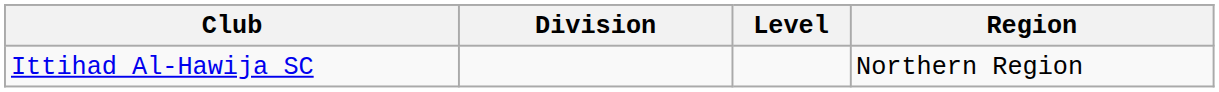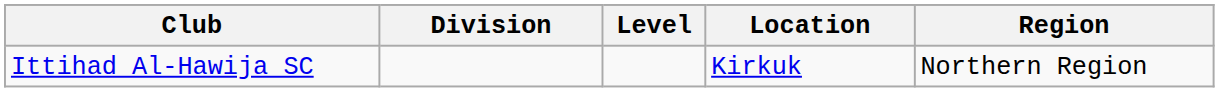+ column: (810, 26)
